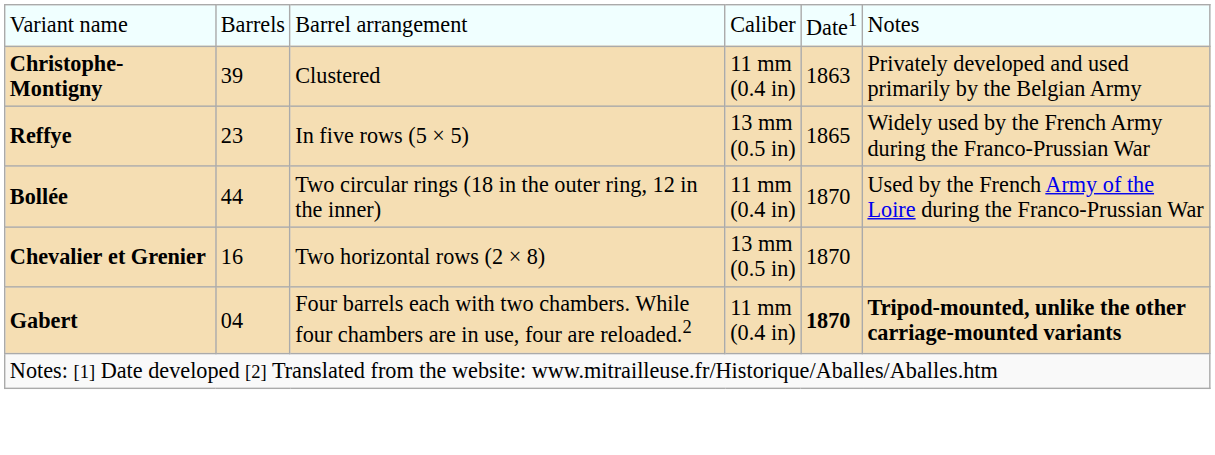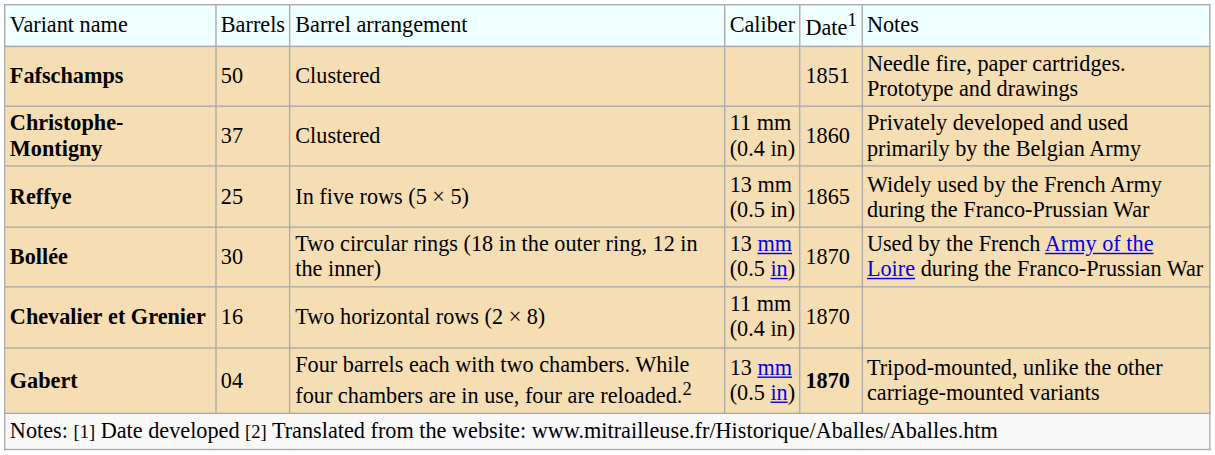+ row: (67, 75)
(232, 75) 39 -> (232, 136) 37
(828, 75) 1863 -> (828, 136) 1860
(232, 136) 23 -> (232, 196) 25
(232, 196) 44 -> (232, 256) 30
(763, 196) 11 mm (0.4 in) -> (762, 256) 13 mm (0.5 in)
(763, 256) 13 mm (0.5 in) -> (762, 317) 11 mm (0.4 in)
(763, 320) 11 mm (0.4 in) -> (762, 380) 13 mm (0.5 in)
(1026, 320) bold -> (1015, 380) normal
